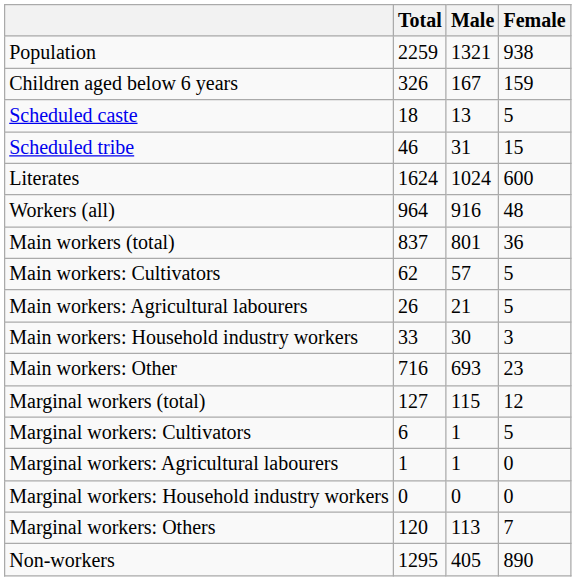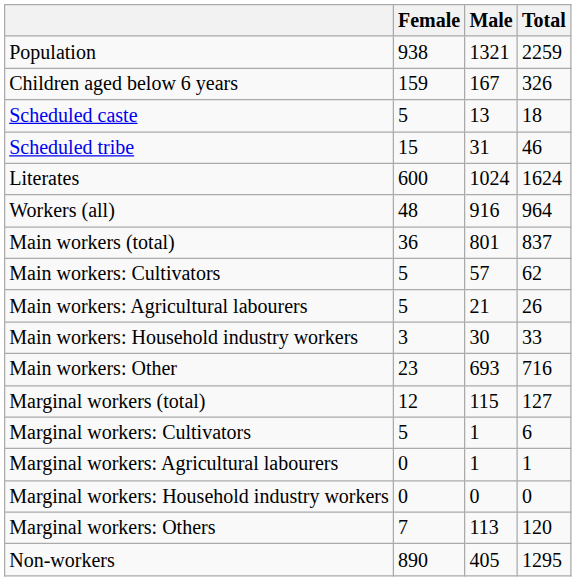columns swapped: (420, 20) <-> (535, 20)
